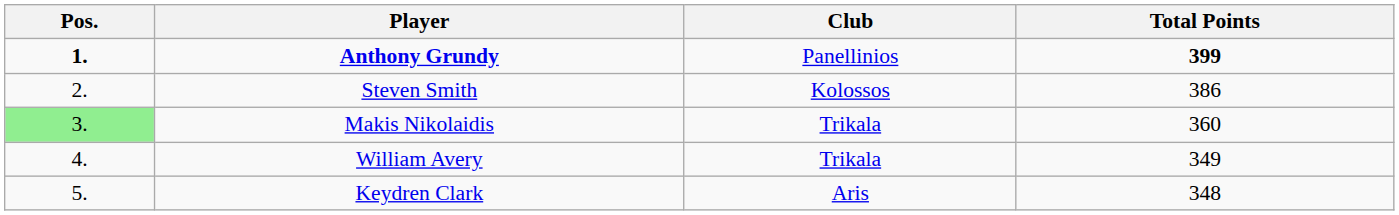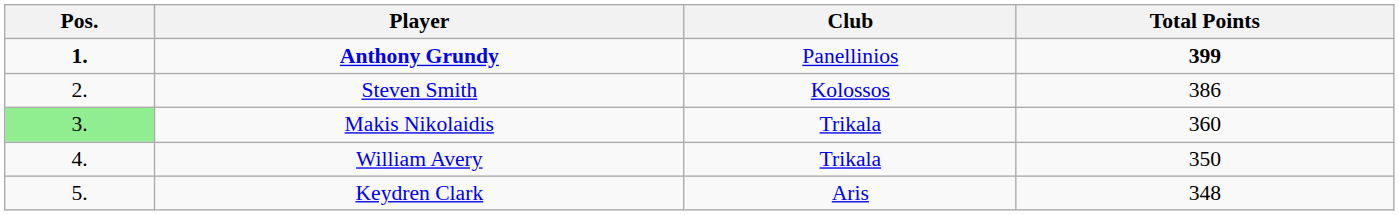(1205, 158) 349 -> (1205, 158) 350
